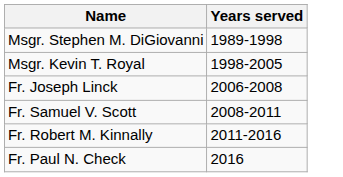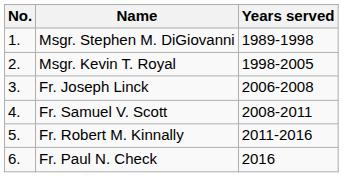+ column: (20, 16)
